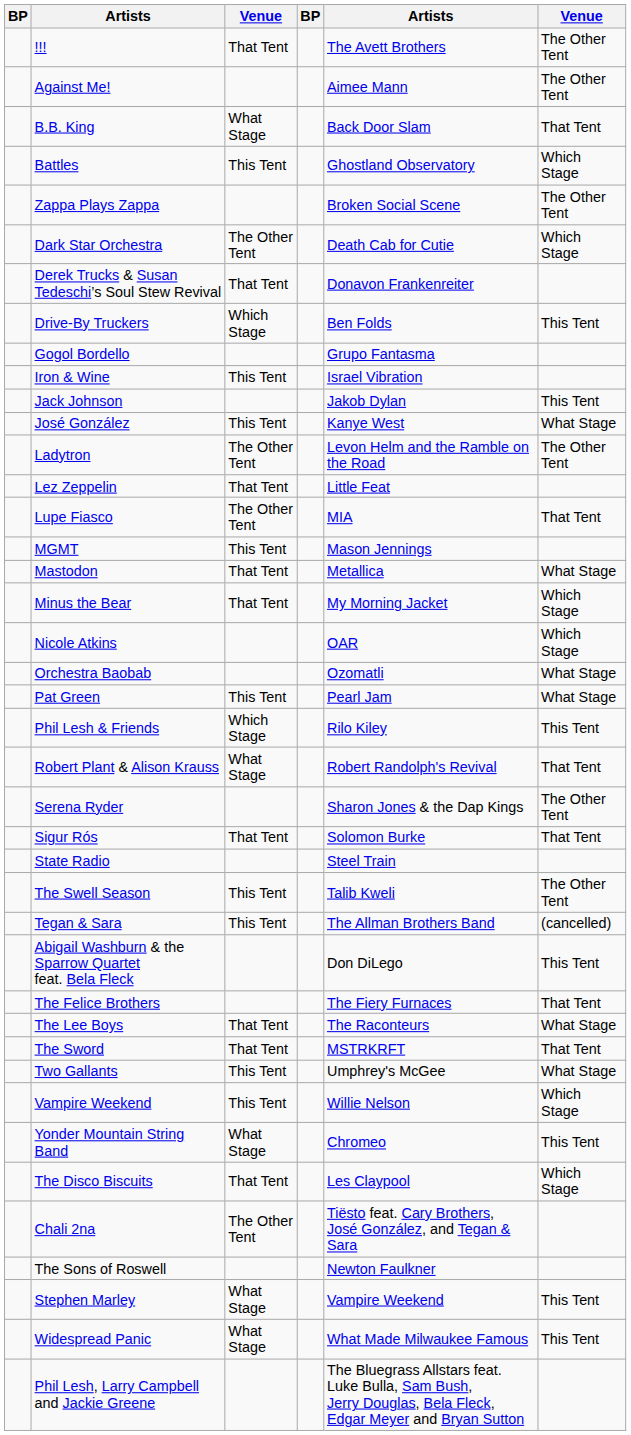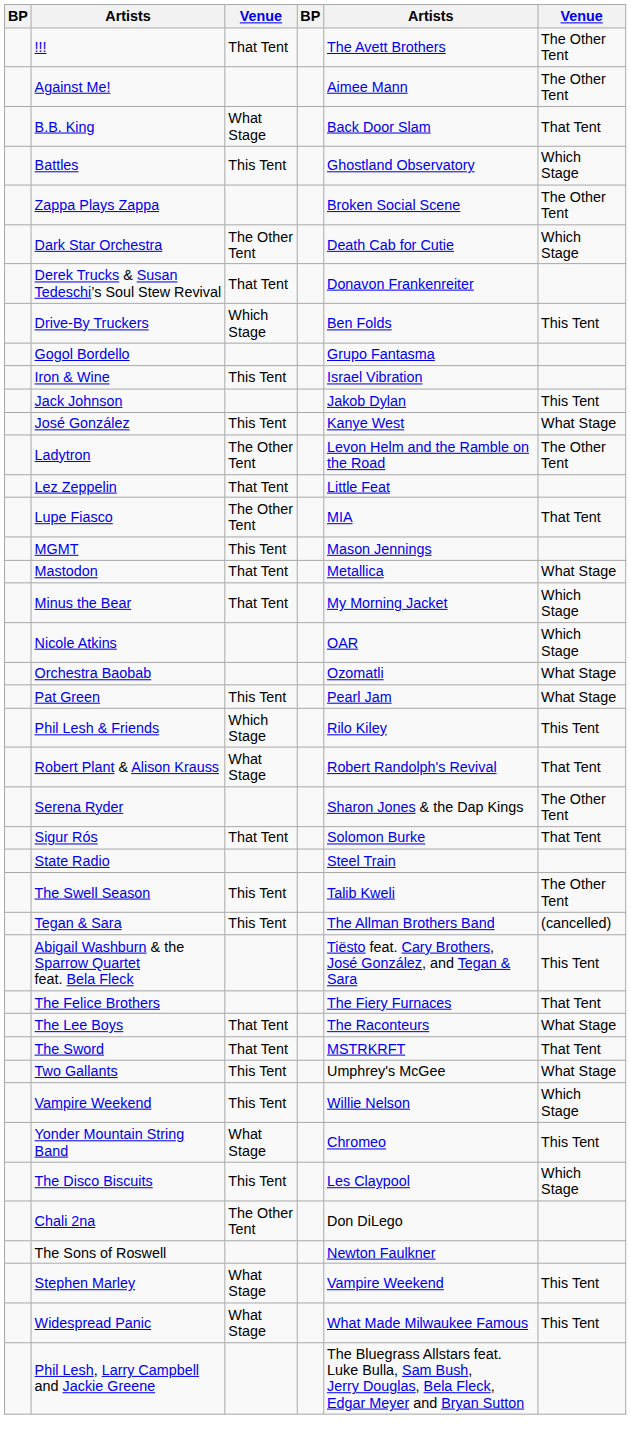(365, 963) Don DiLego -> (419, 963) Tiësto feat. Cary Brothers, José González, and Tegan & Sara
(258, 1181) That Tent -> (257, 1181) This Tent
(419, 1229) Tiësto feat. Cary Brothers, José González, and Tegan & Sara -> (365, 1221) Don DiLego
